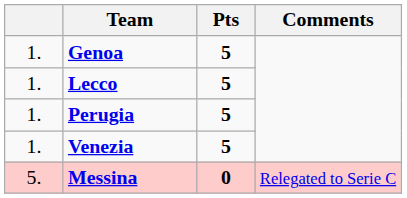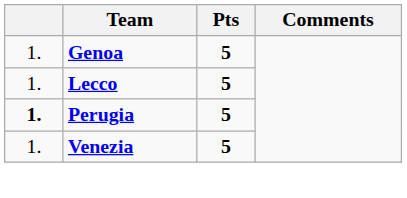(34, 114) normal -> (34, 114) bold
- row: (103, 177)
